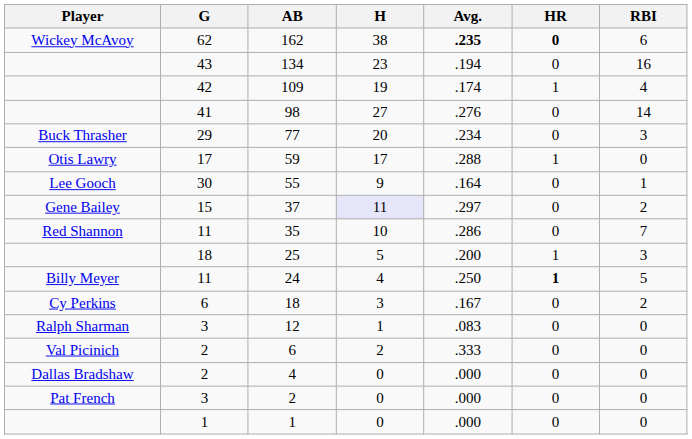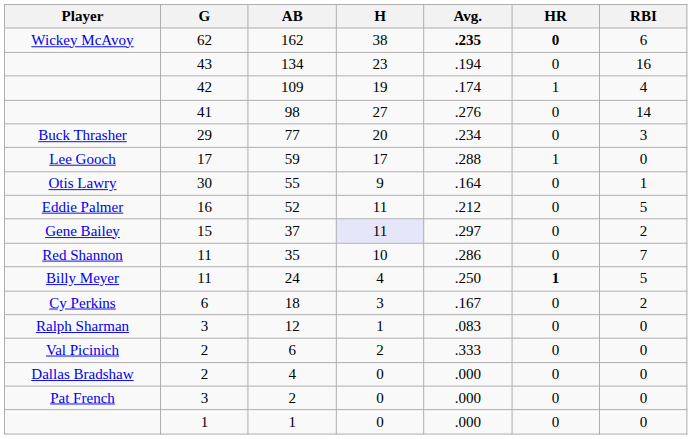(83, 159) Otis Lawry -> (82, 159) Lee Gooch
(82, 183) Lee Gooch -> (83, 183) Otis Lawry
+ row: (292, 207)
- row: (292, 254)
